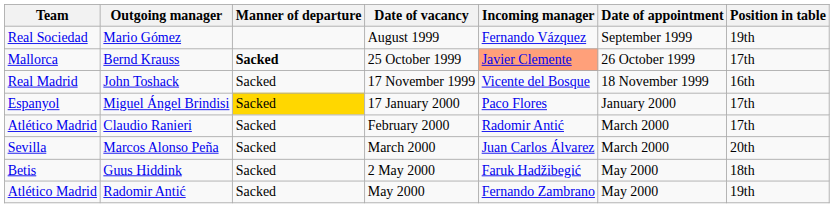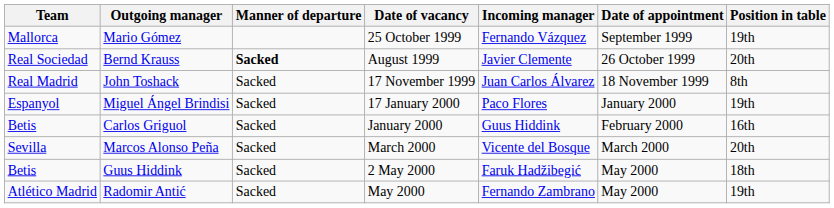(48, 37) Real Sociedad -> (33, 37) Mallorca
(404, 37) August 1999 -> (415, 37) 25 October 1999
(33, 59) Mallorca -> (48, 59) Real Sociedad
(415, 59) 25 October 1999 -> (404, 59) August 1999
(527, 59) lightsalmon background -> (527, 59) no background
(742, 59) 17th -> (742, 59) 20th
(536, 81) Vicente del Bosque -> (538, 81) Juan Carlos Álvarez
(742, 81) 16th -> (739, 81) 8th
(256, 103) gold background -> (256, 103) no background
(742, 103) 17th -> (742, 103) 19th
+ row: (145, 125)
- row: (148, 125)
(538, 147) Juan Carlos Álvarez -> (536, 147) Vicente del Bosque
